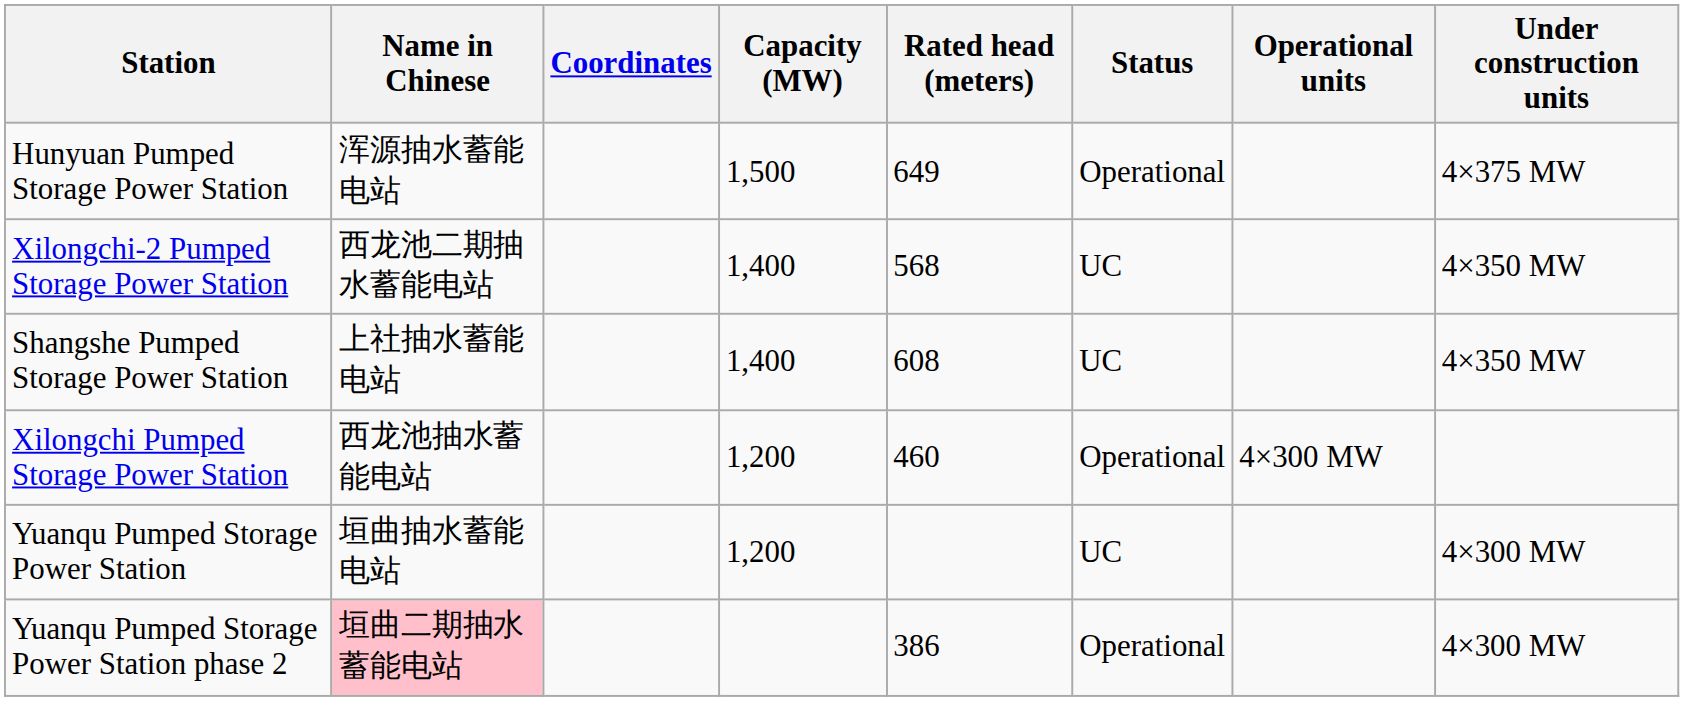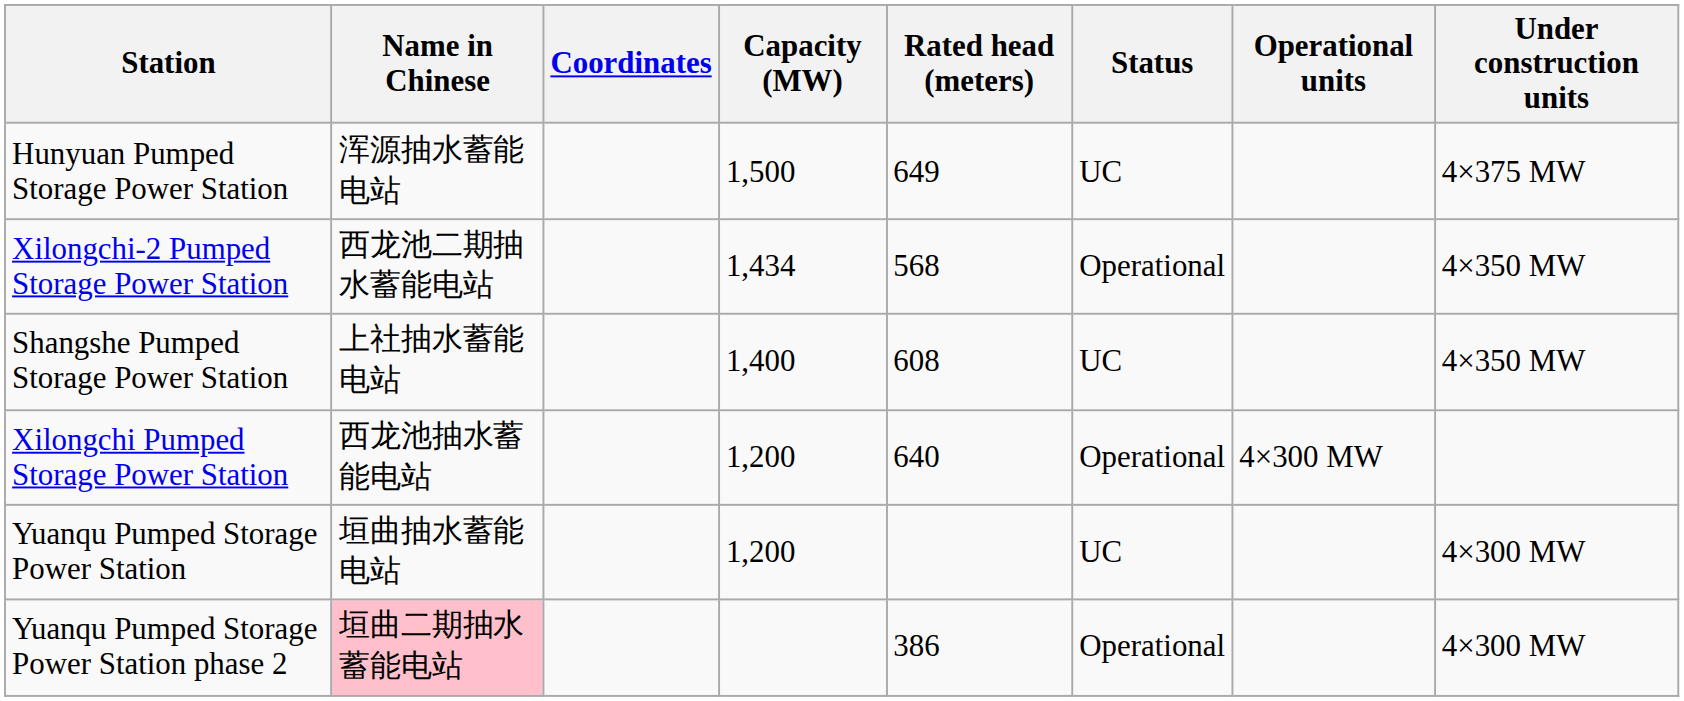(1152, 170) Operational -> (1101, 170) UC
(761, 265) 1,400 -> (761, 265) 1,434
(1101, 265) UC -> (1152, 265) Operational
(916, 456) 460 -> (916, 456) 640
